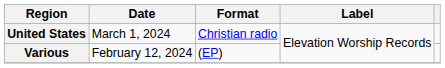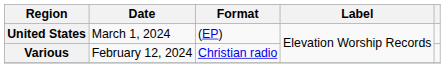(238, 33) Christian radio -> (210, 33) (EP)
(210, 53) (EP) -> (238, 53) Christian radio
